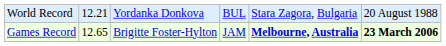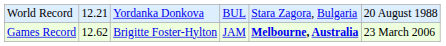(95, 32) 12.65 -> (95, 32) 12.62
(401, 32) bold -> (399, 32) normal
